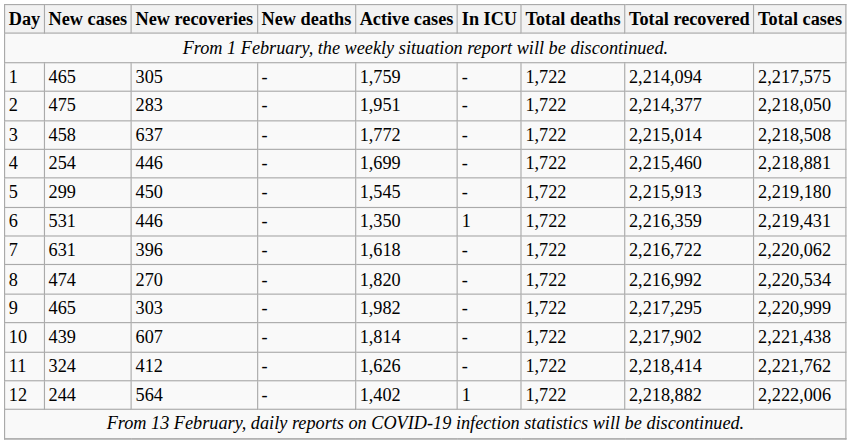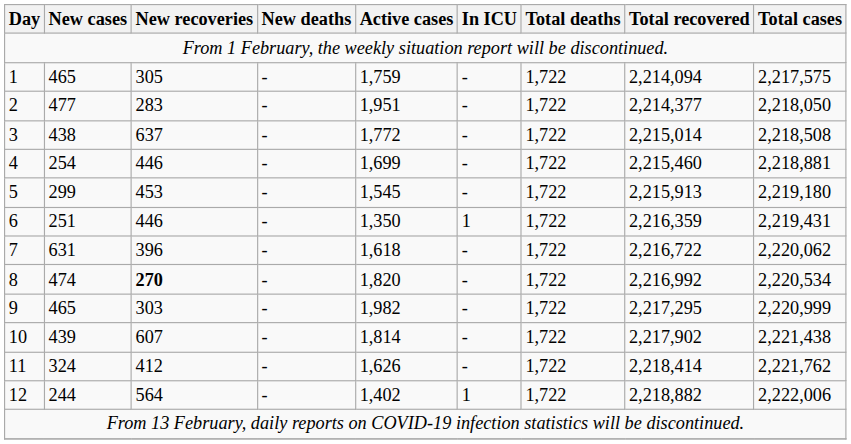(62, 105) 475 -> (62, 105) 477
(62, 134) 458 -> (62, 134) 438
(149, 192) 450 -> (149, 192) 453
(62, 221) 531 -> (62, 221) 251
(149, 279) normal -> (149, 279) bold
